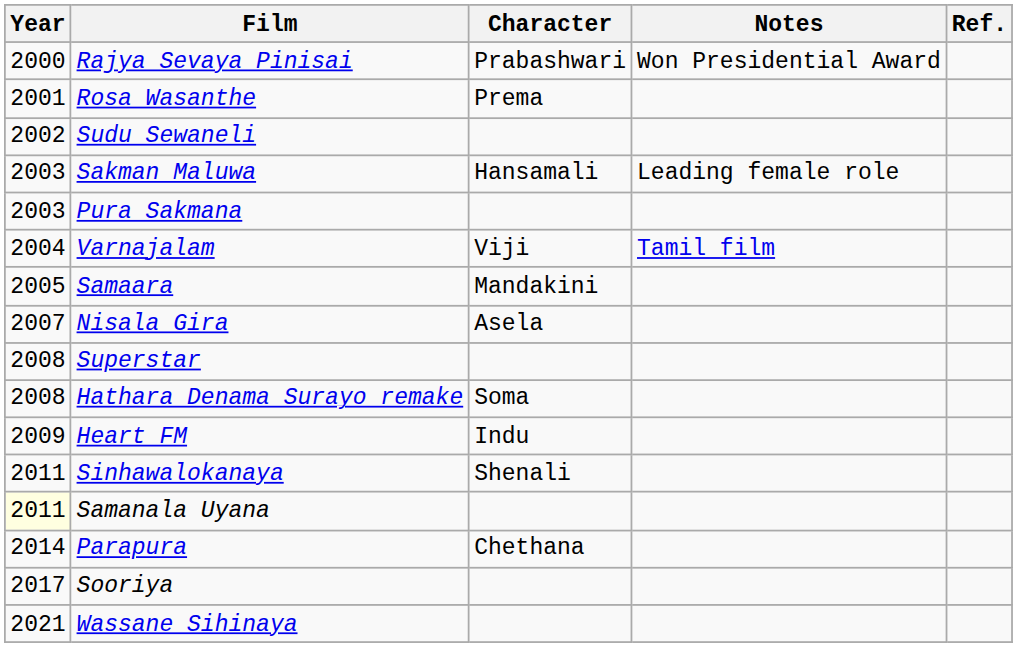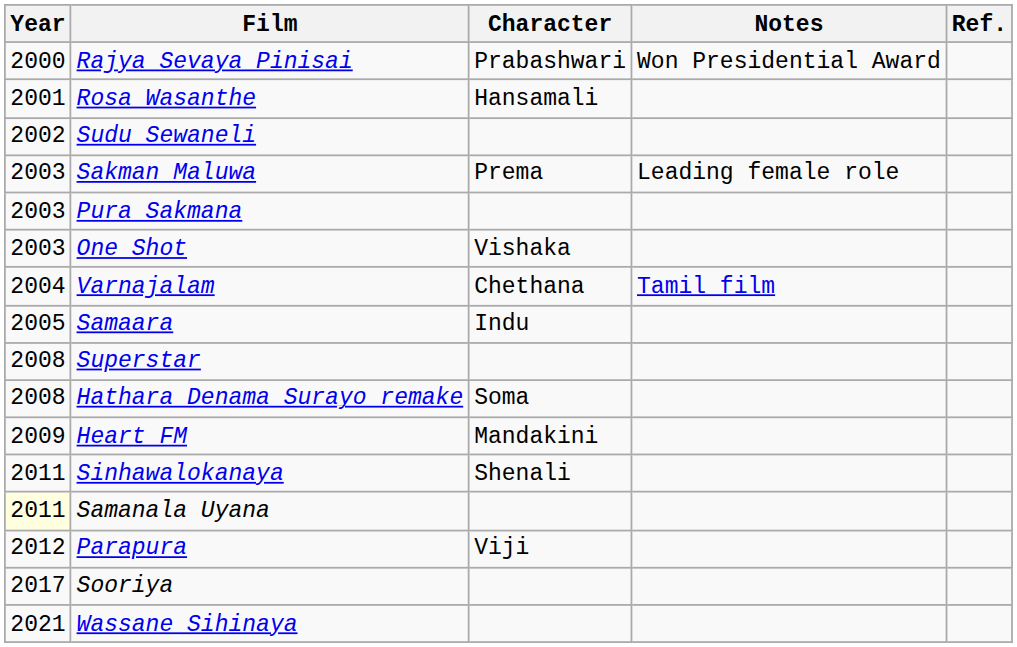(509, 99) Prema -> (536, 99) Hansamali
(536, 174) Hansamali -> (509, 174) Prema
+ row: (132, 249)
(502, 249) Viji -> (529, 286) Chethana
(536, 286) Mandakini -> (502, 324) Indu
- row: (153, 324)
(502, 436) Indu -> (536, 436) Mandakini
(38, 549) 2014 -> (38, 549) 2012
(529, 549) Chethana -> (502, 549) Viji
